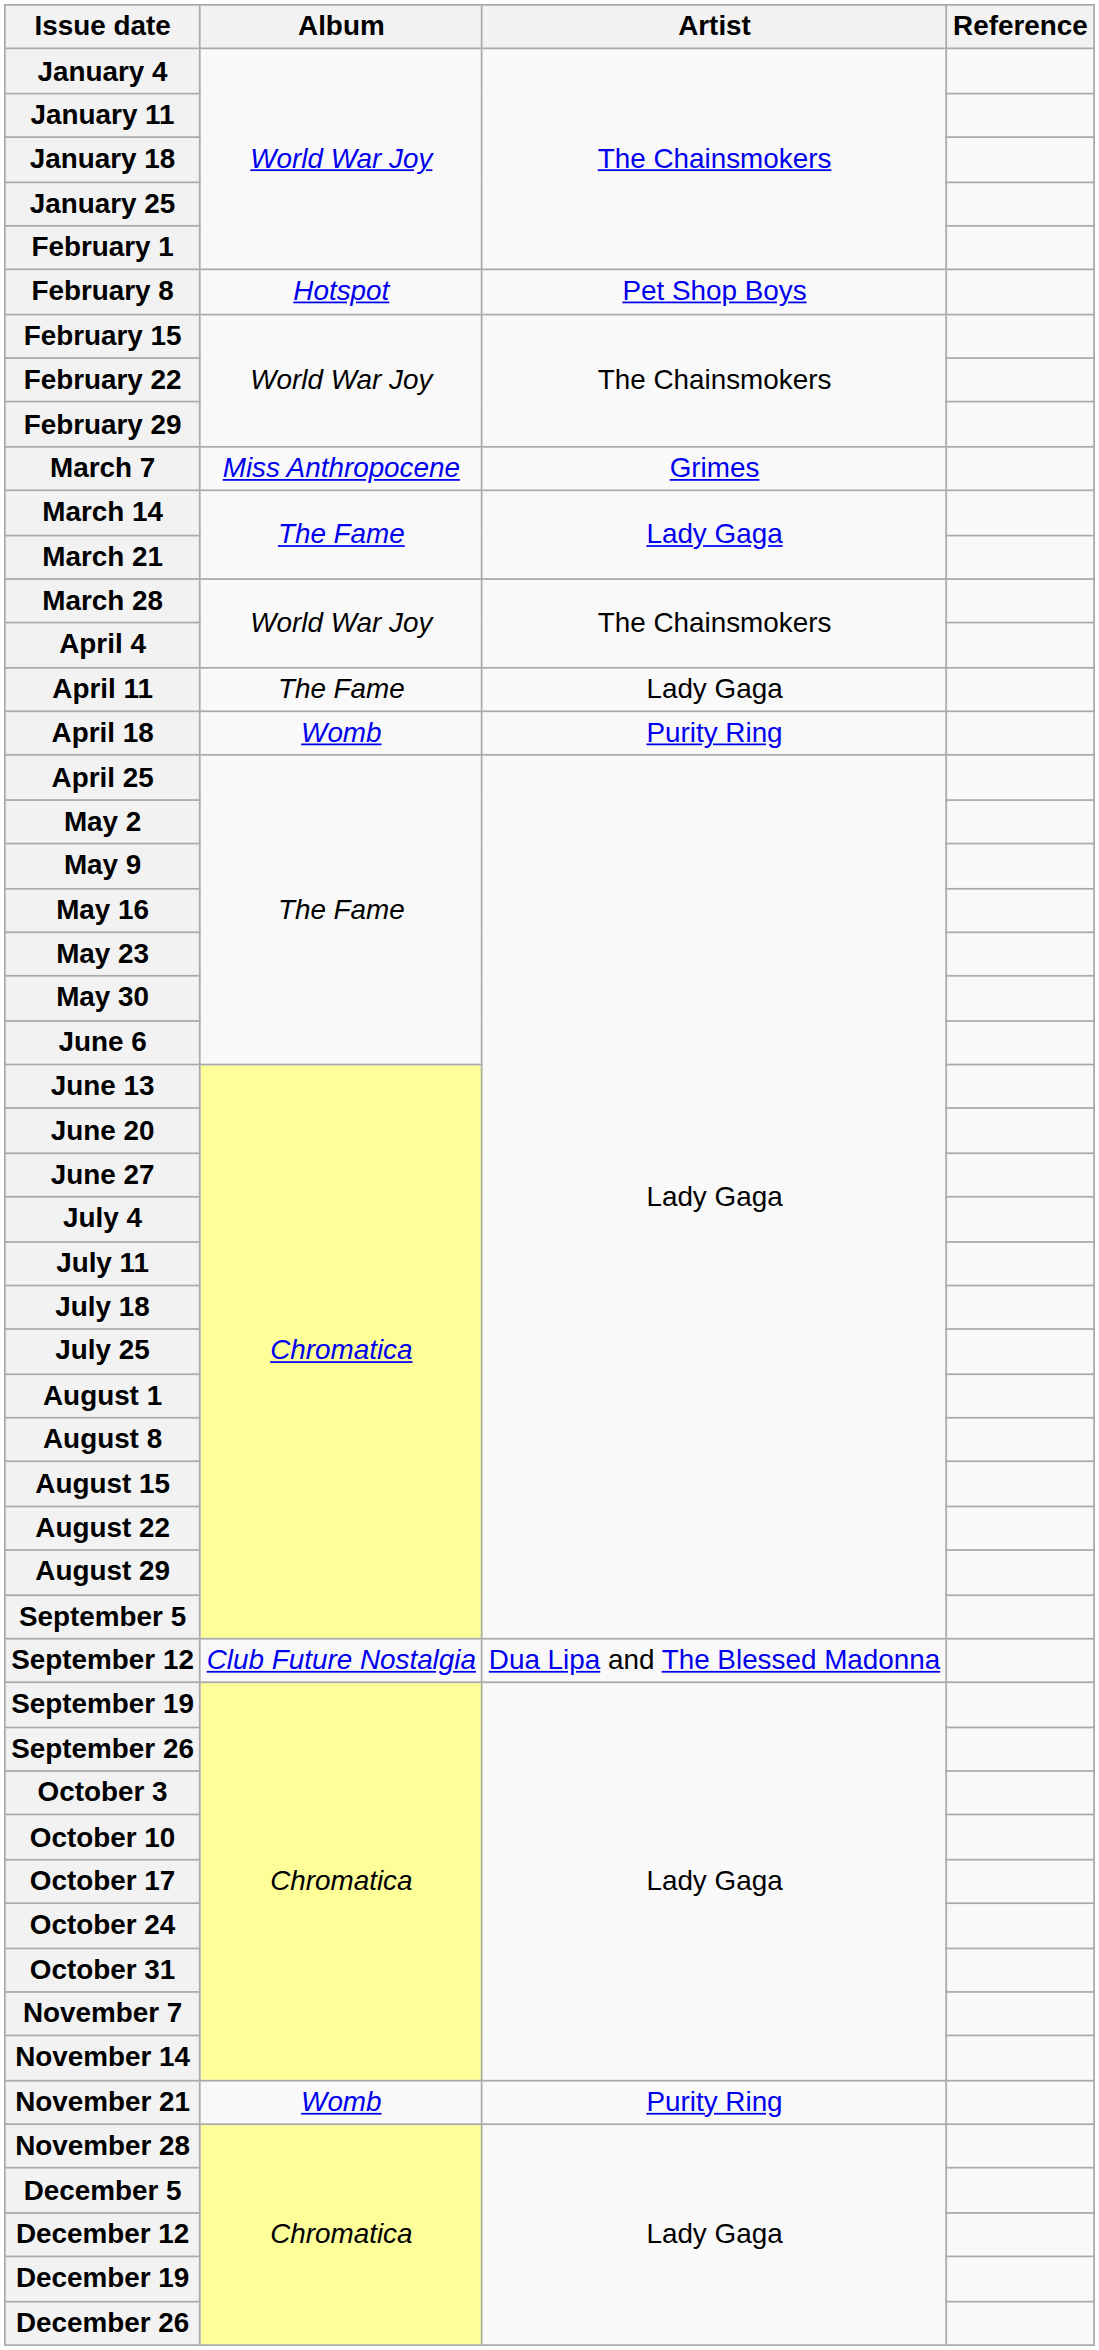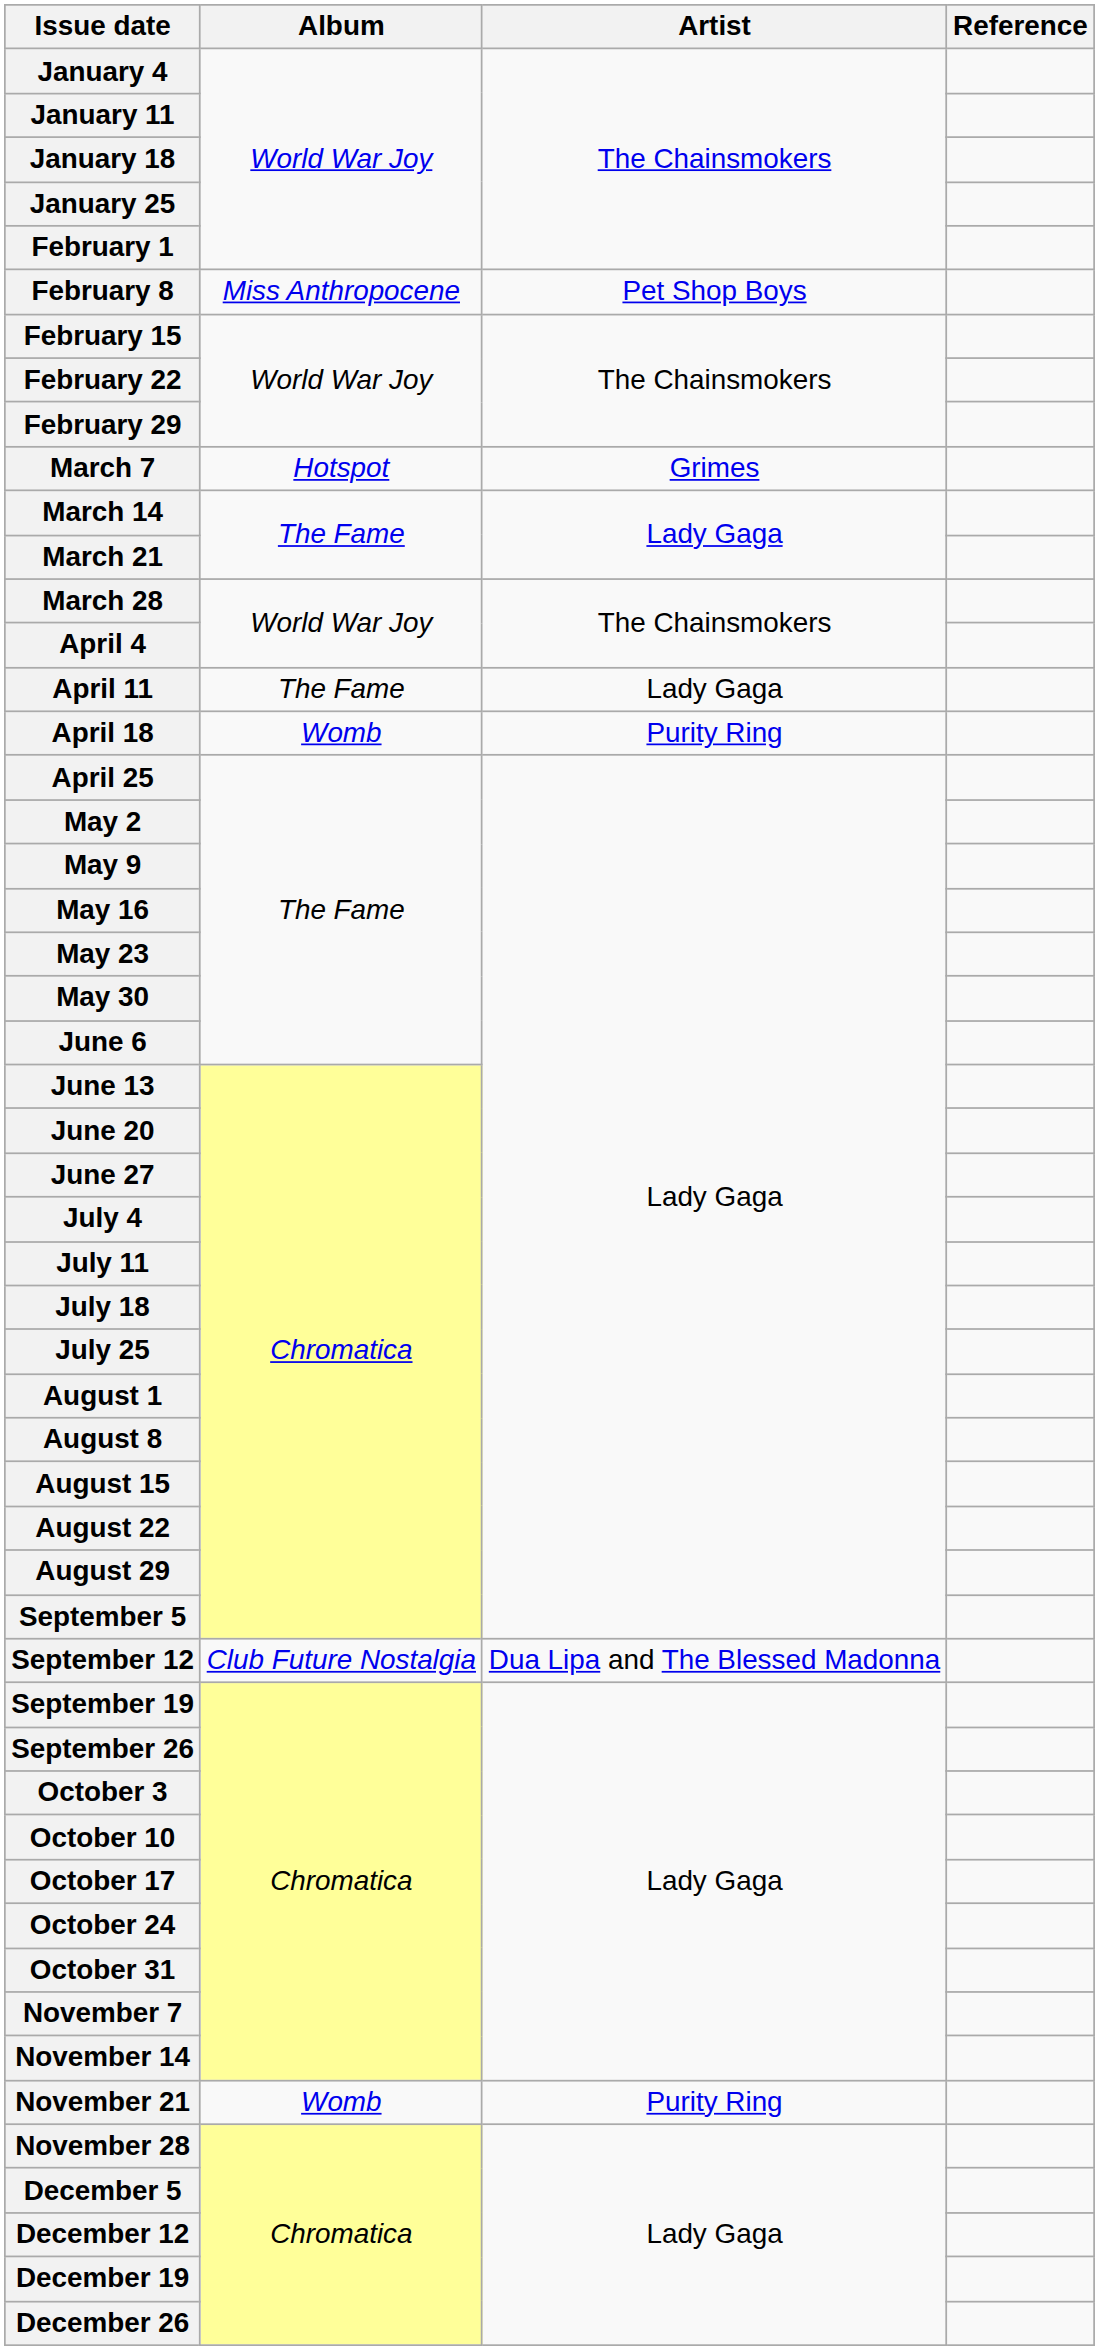(341, 291) Hotspot -> (341, 291) Miss Anthropocene
(341, 468) Miss Anthropocene -> (341, 468) Hotspot
